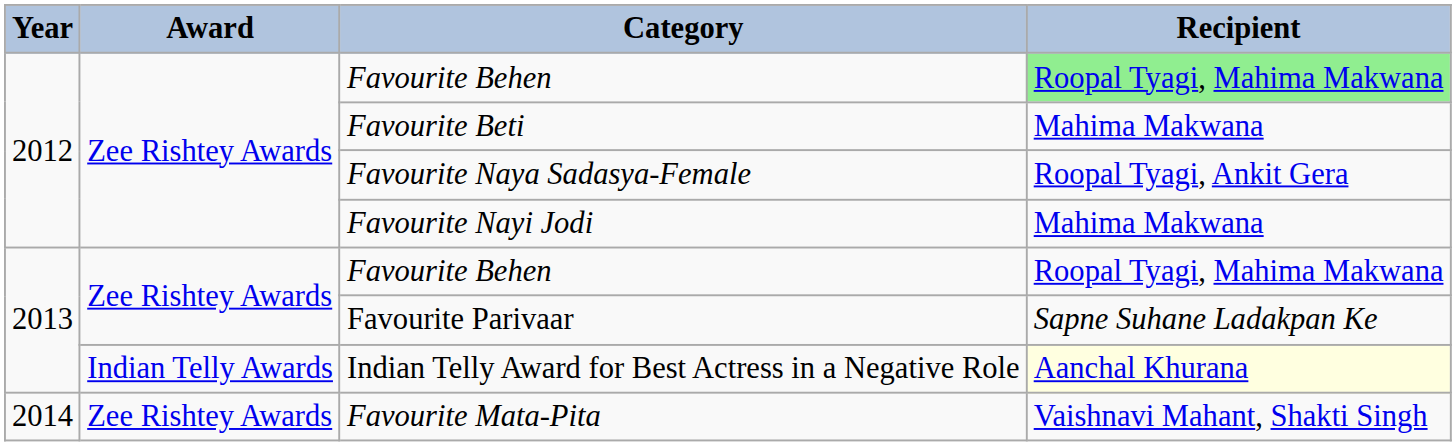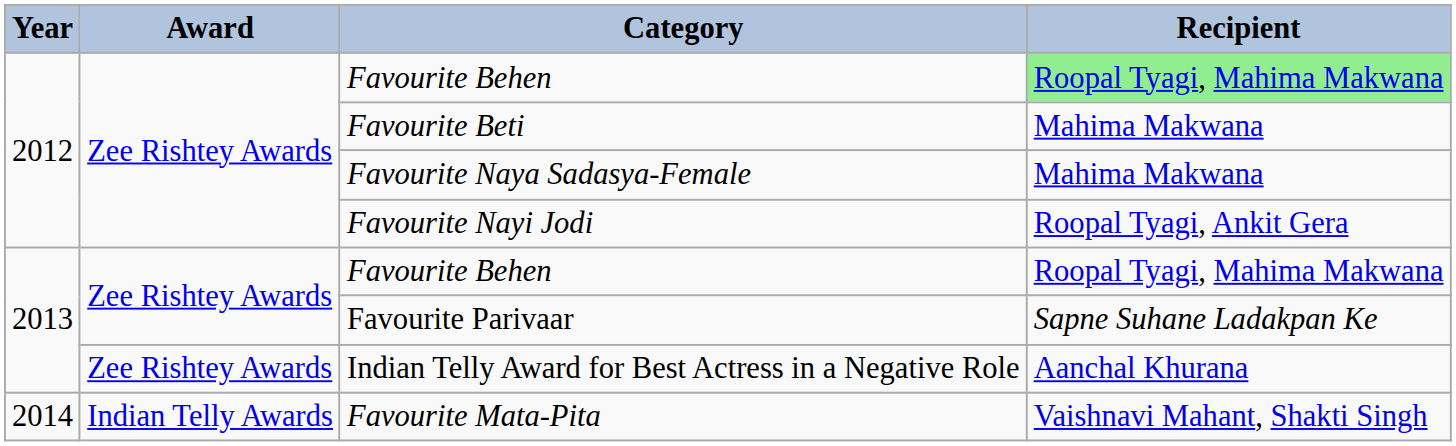(1191, 174) Roopal Tyagi, Ankit Gera -> (1149, 174) Mahima Makwana
(1149, 222) Mahima Makwana -> (1191, 222) Roopal Tyagi, Ankit Gera
(210, 367) Indian Telly Awards -> (210, 367) Zee Rishtey Awards
(1141, 367) lightyellow background -> (1141, 367) no background
(210, 416) Zee Rishtey Awards -> (210, 416) Indian Telly Awards
